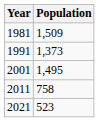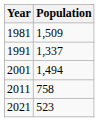(50, 51) 1,373 -> (50, 51) 1,337
(50, 70) 1,495 -> (50, 70) 1,494
